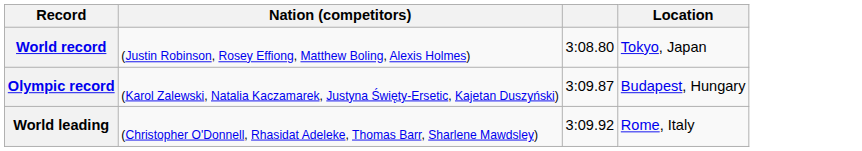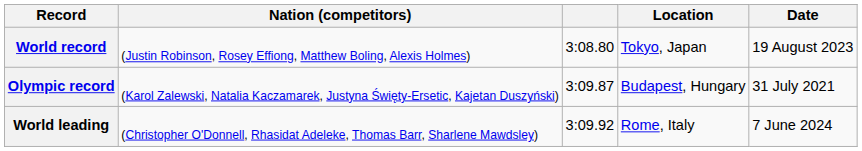+ column: (803, 16)
